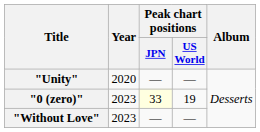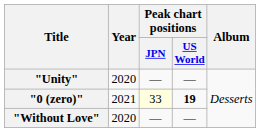(124, 98) 2023 -> (124, 98) 2021
(190, 98) normal -> (190, 98) bold
(124, 118) 2023 -> (124, 118) 2020
